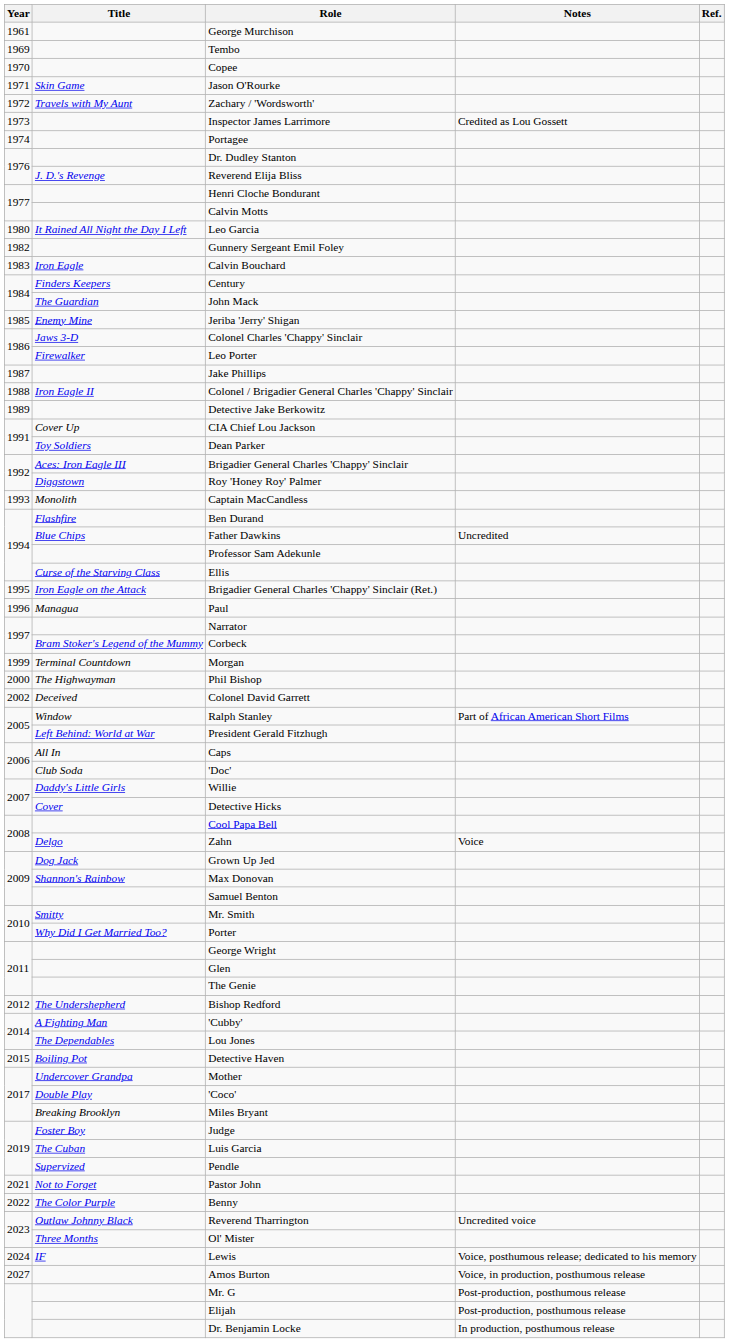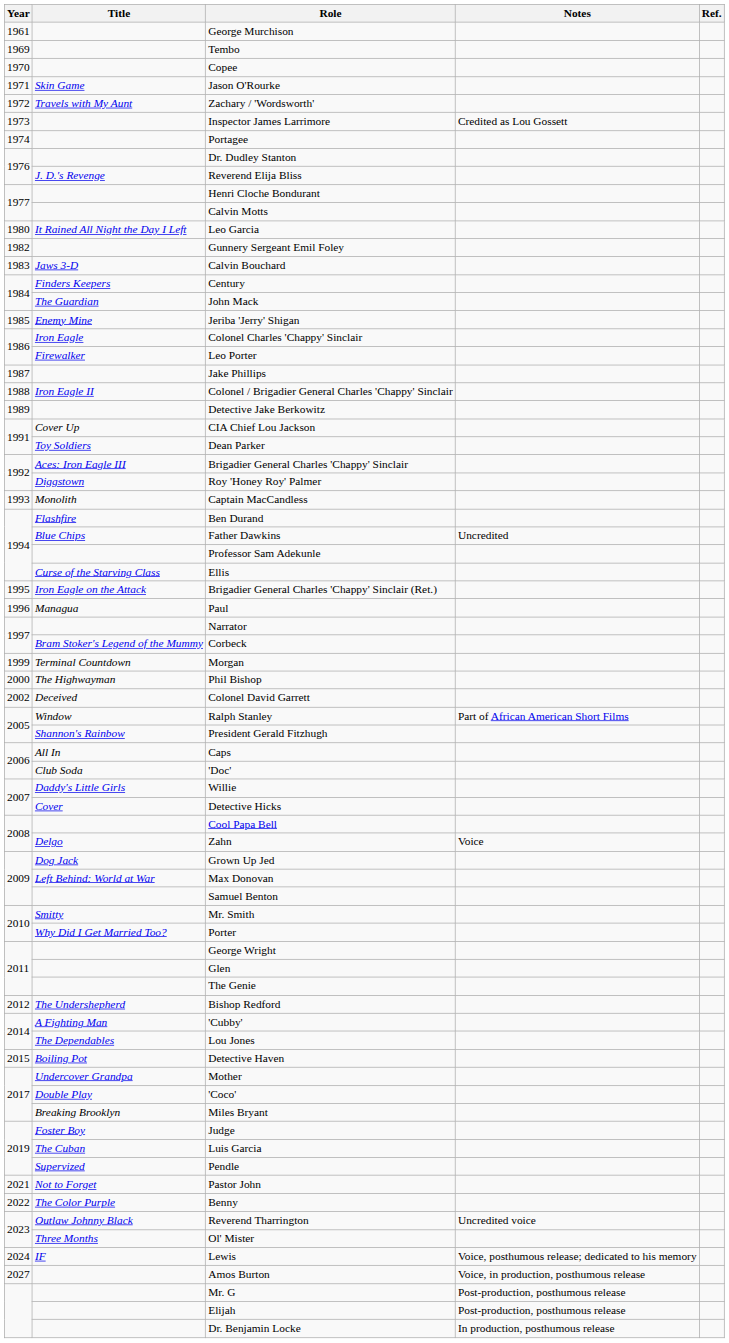(59, 265) Iron Eagle -> (57, 265) Jaws 3-D
(57, 337) Jaws 3-D -> (59, 337) Iron Eagle
(95, 734) Left Behind: World at War -> (80, 734) Shannon's Rainbow
(80, 878) Shannon's Rainbow -> (95, 878) Left Behind: World at War
